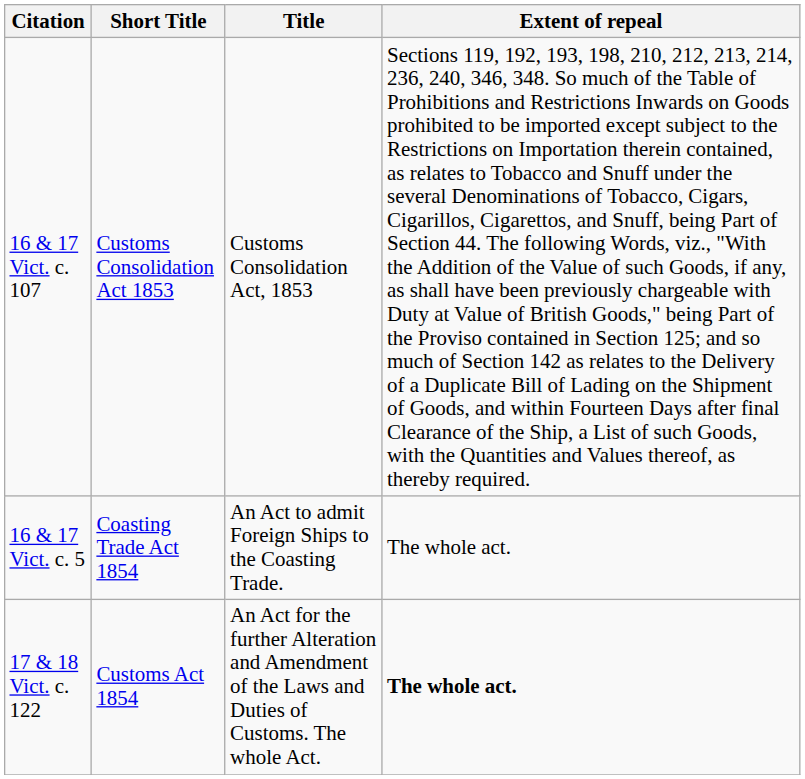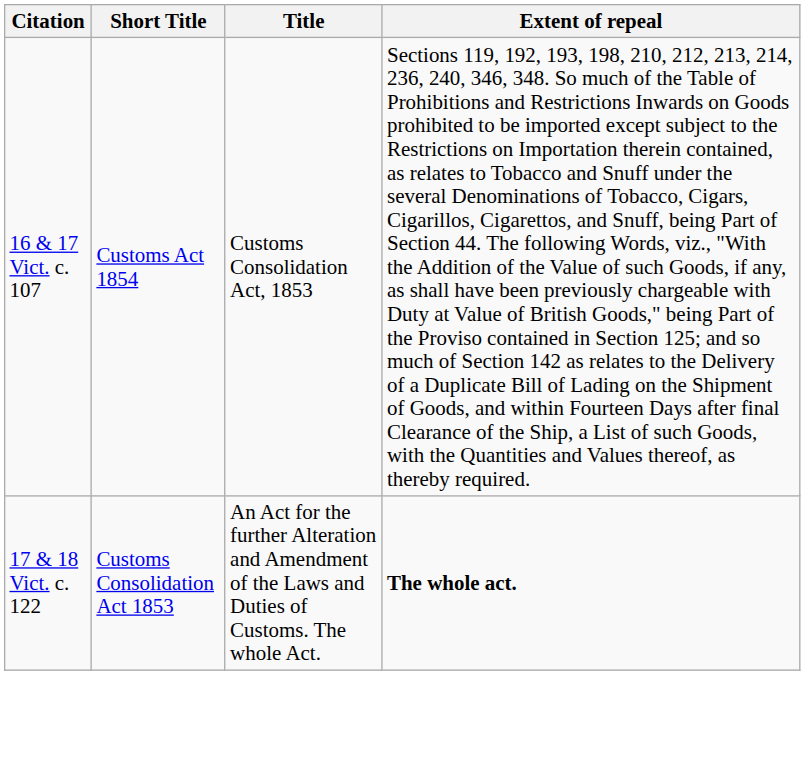(155, 266) Customs Consolidation Act 1853 -> (150, 266) Customs Act 1854
- row: (47, 547)
(150, 686) Customs Act 1854 -> (155, 582) Customs Consolidation Act 1853
